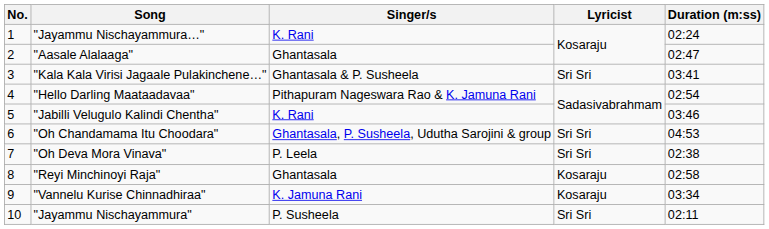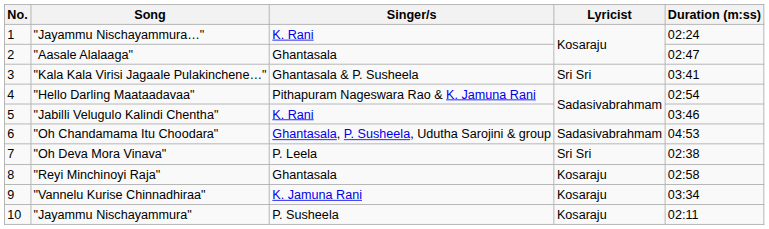(574, 134) Sri Sri -> (609, 134) Sadasivabrahmam
(574, 214) Sri Sri -> (582, 214) Kosaraju
